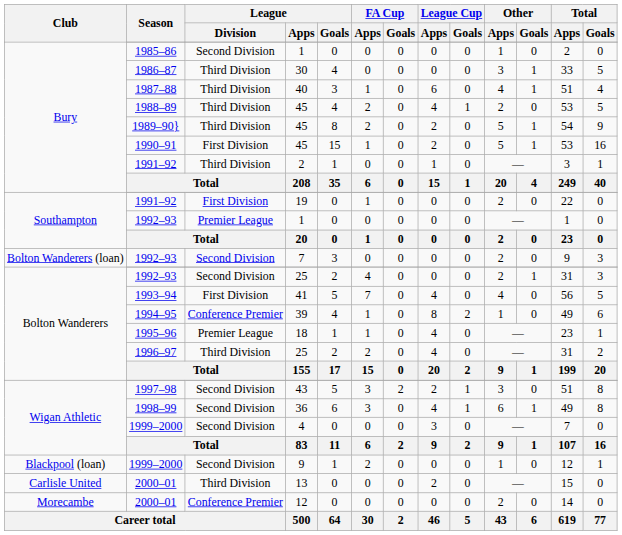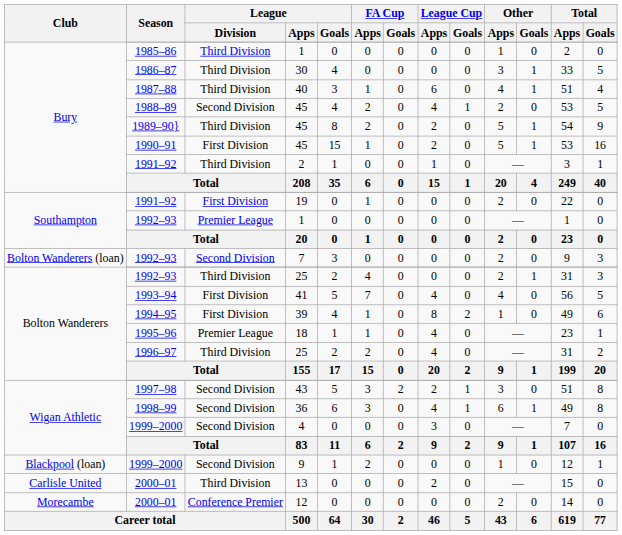(235, 51) Second Division -> (235, 51) Third Division
(235, 107) Third Division -> (235, 107) Second Division
(235, 276) Second Division -> (235, 276) Third Division
(235, 314) Conference Premier -> (235, 314) First Division
